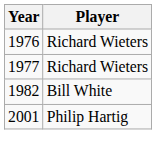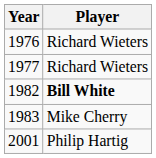(79, 91) normal -> (81, 91) bold
+ row: (24, 116)
